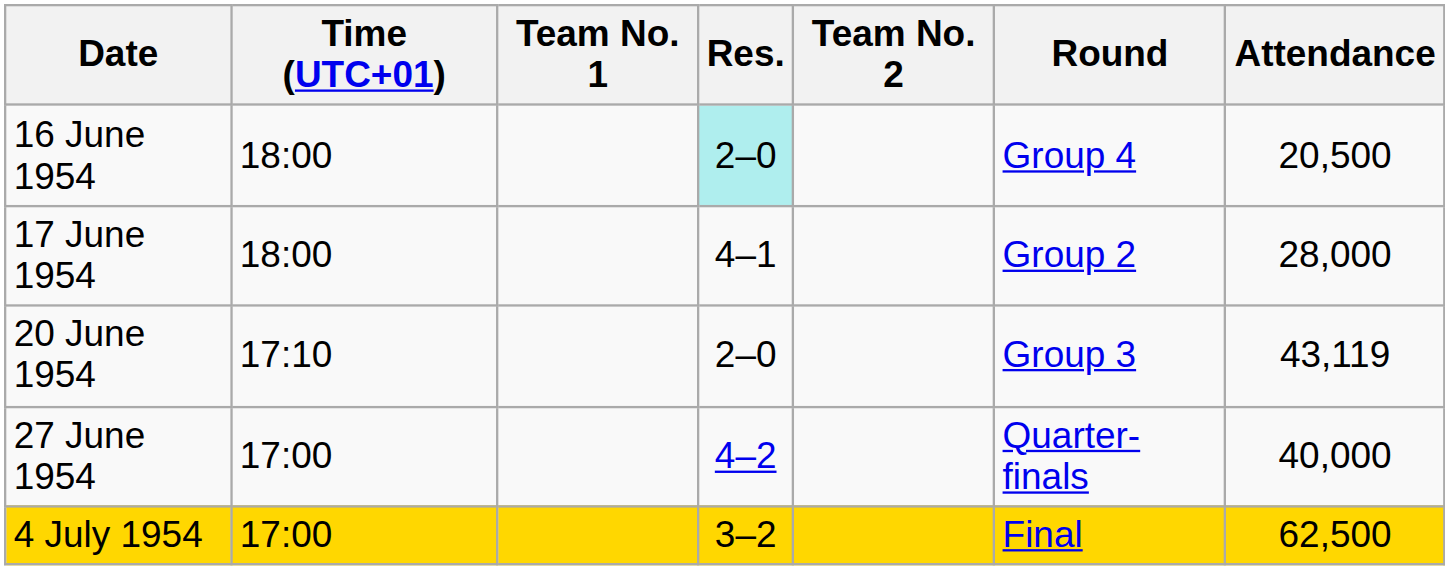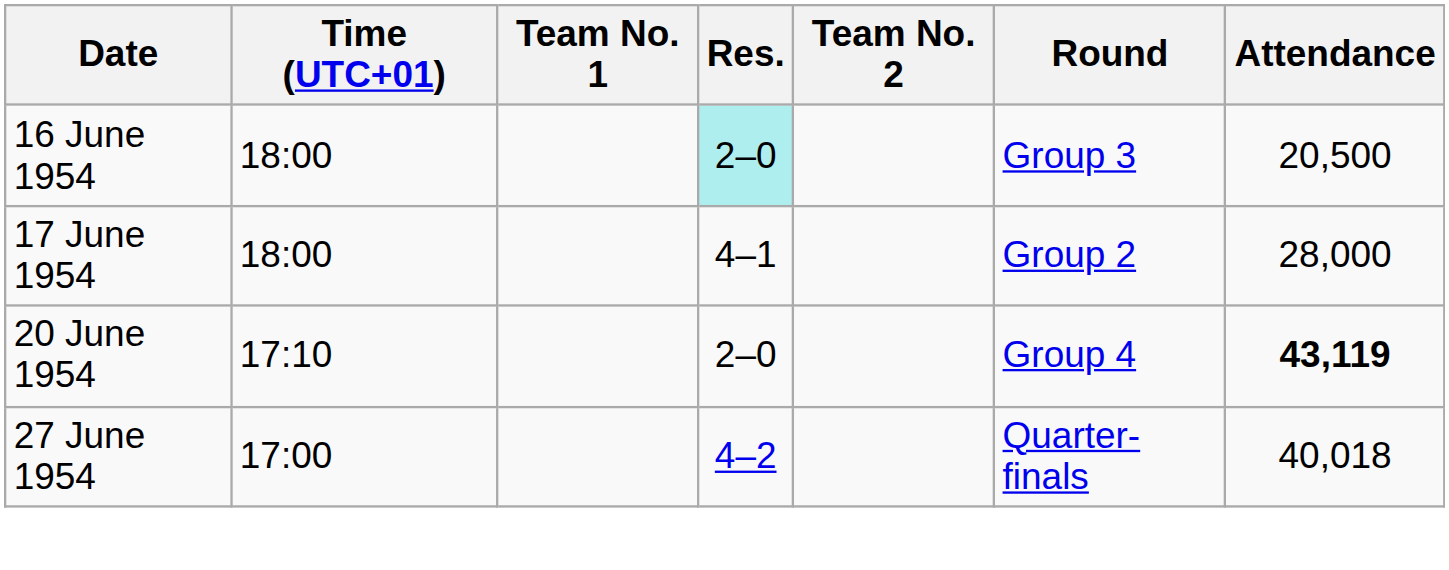(1069, 154) Group 4 -> (1069, 154) Group 3
(1069, 355) Group 3 -> (1069, 355) Group 4
(1335, 355) normal -> (1335, 355) bold
(1335, 455) 40,000 -> (1335, 455) 40,018
- row: (108, 534)
